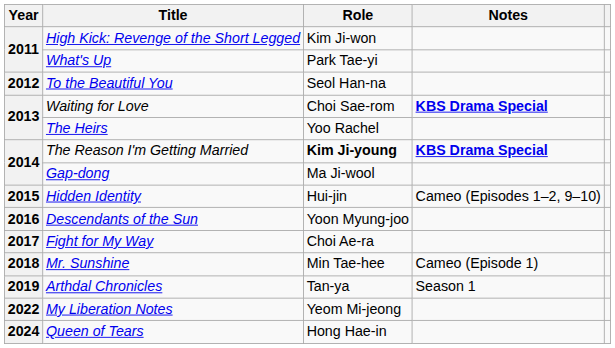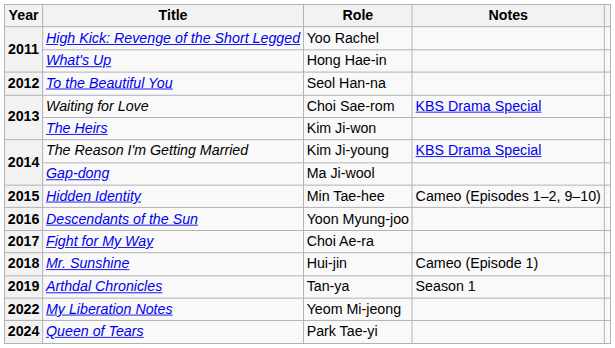(341, 38) Kim Ji-won -> (343, 38) Yoo Rachel
(342, 60) Park Tae-yi -> (347, 60) Hong Hae-in
(482, 106) bold -> (479, 106) normal
(343, 128) Yoo Rachel -> (341, 128) Kim Ji-won
(352, 151) bold -> (348, 151) normal
(482, 151) bold -> (479, 151) normal
(327, 196) Hui-jin -> (346, 196) Min Tae-hee
(346, 264) Min Tae-hee -> (327, 264) Hui-jin
(347, 331) Hong Hae-in -> (342, 331) Park Tae-yi
